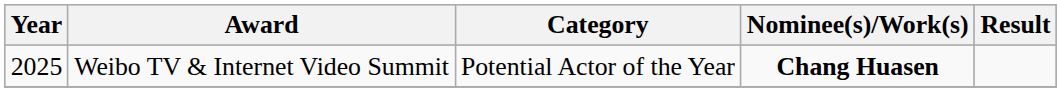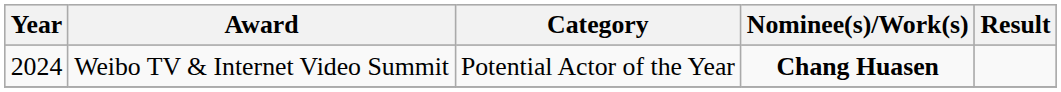(37, 65) 2025 -> (37, 65) 2024
